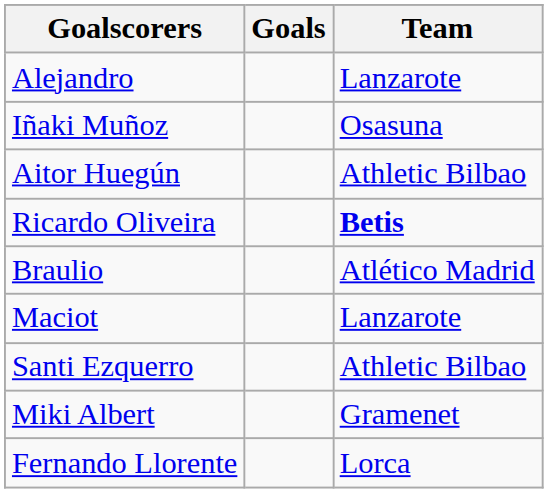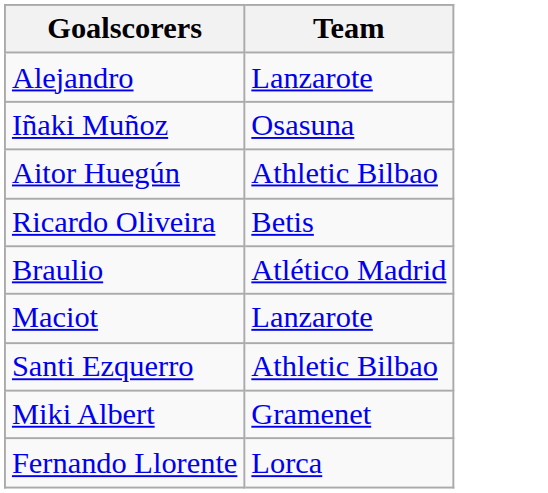- column: (289, 28)
(372, 221) bold -> (283, 221) normal
